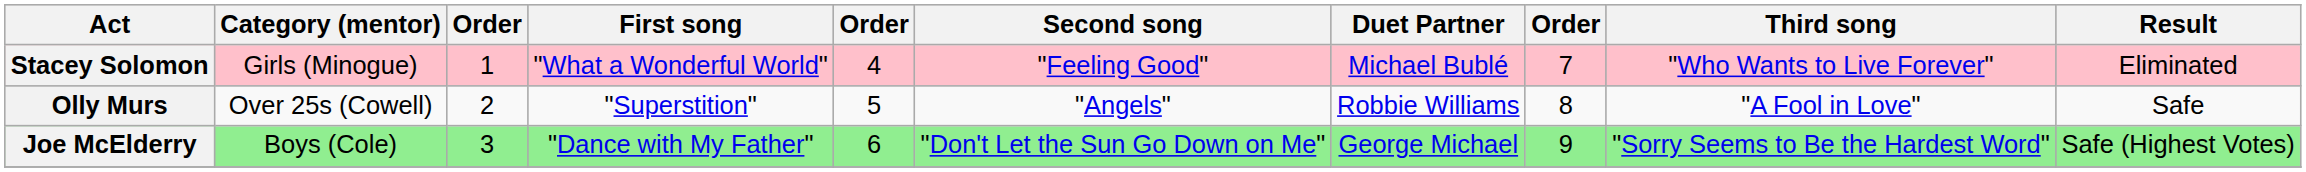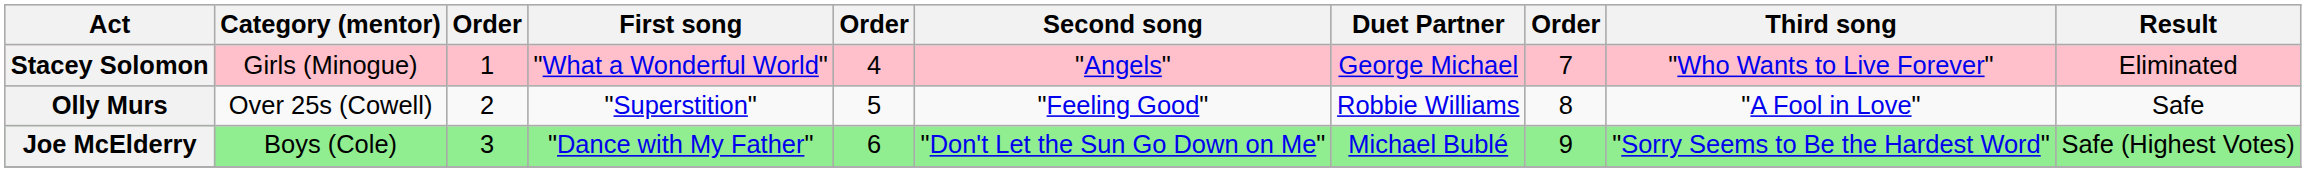(1123, 65) "Feeling Good" -> (1123, 65) "Angels"
(1428, 65) Michael Bublé -> (1428, 65) George Michael
(1123, 105) "Angels" -> (1123, 105) "Feeling Good"
(1428, 145) George Michael -> (1428, 145) Michael Bublé
